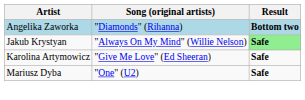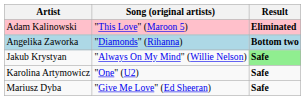+ row: (42, 27)
(153, 57) "Give Me Love" (Ed Sheeran) -> (117, 73) "One" (U2)
(117, 73) "One" (U2) -> (153, 88) "Give Me Love" (Ed Sheeran)
